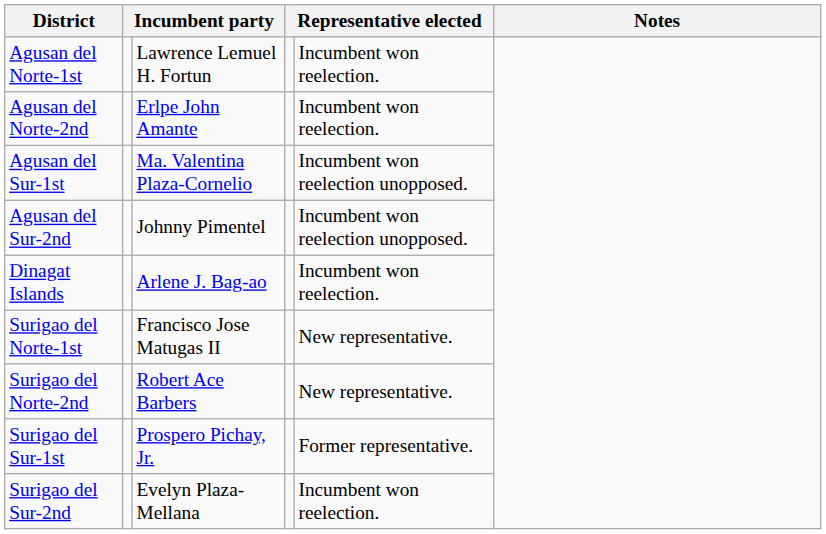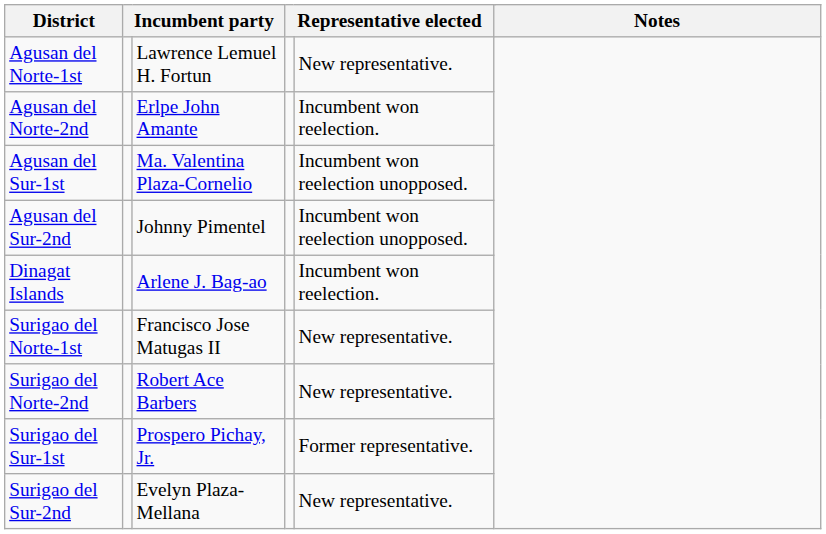(359, 64) Incumbent won reelection. -> (376, 64) New representative.
(359, 500) Incumbent won reelection. -> (376, 500) New representative.
